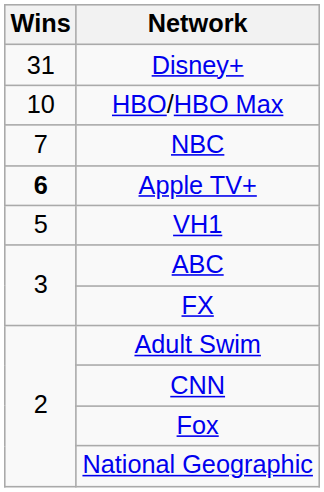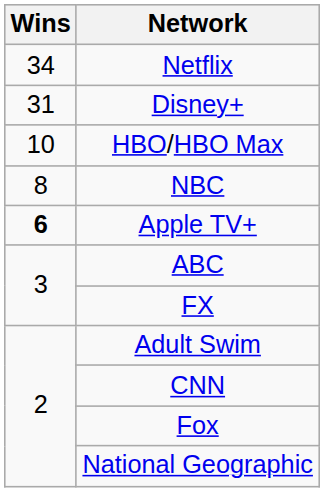+ row: (198, 64)
(41, 144) 7 -> (41, 184) 8
- row: (198, 225)
